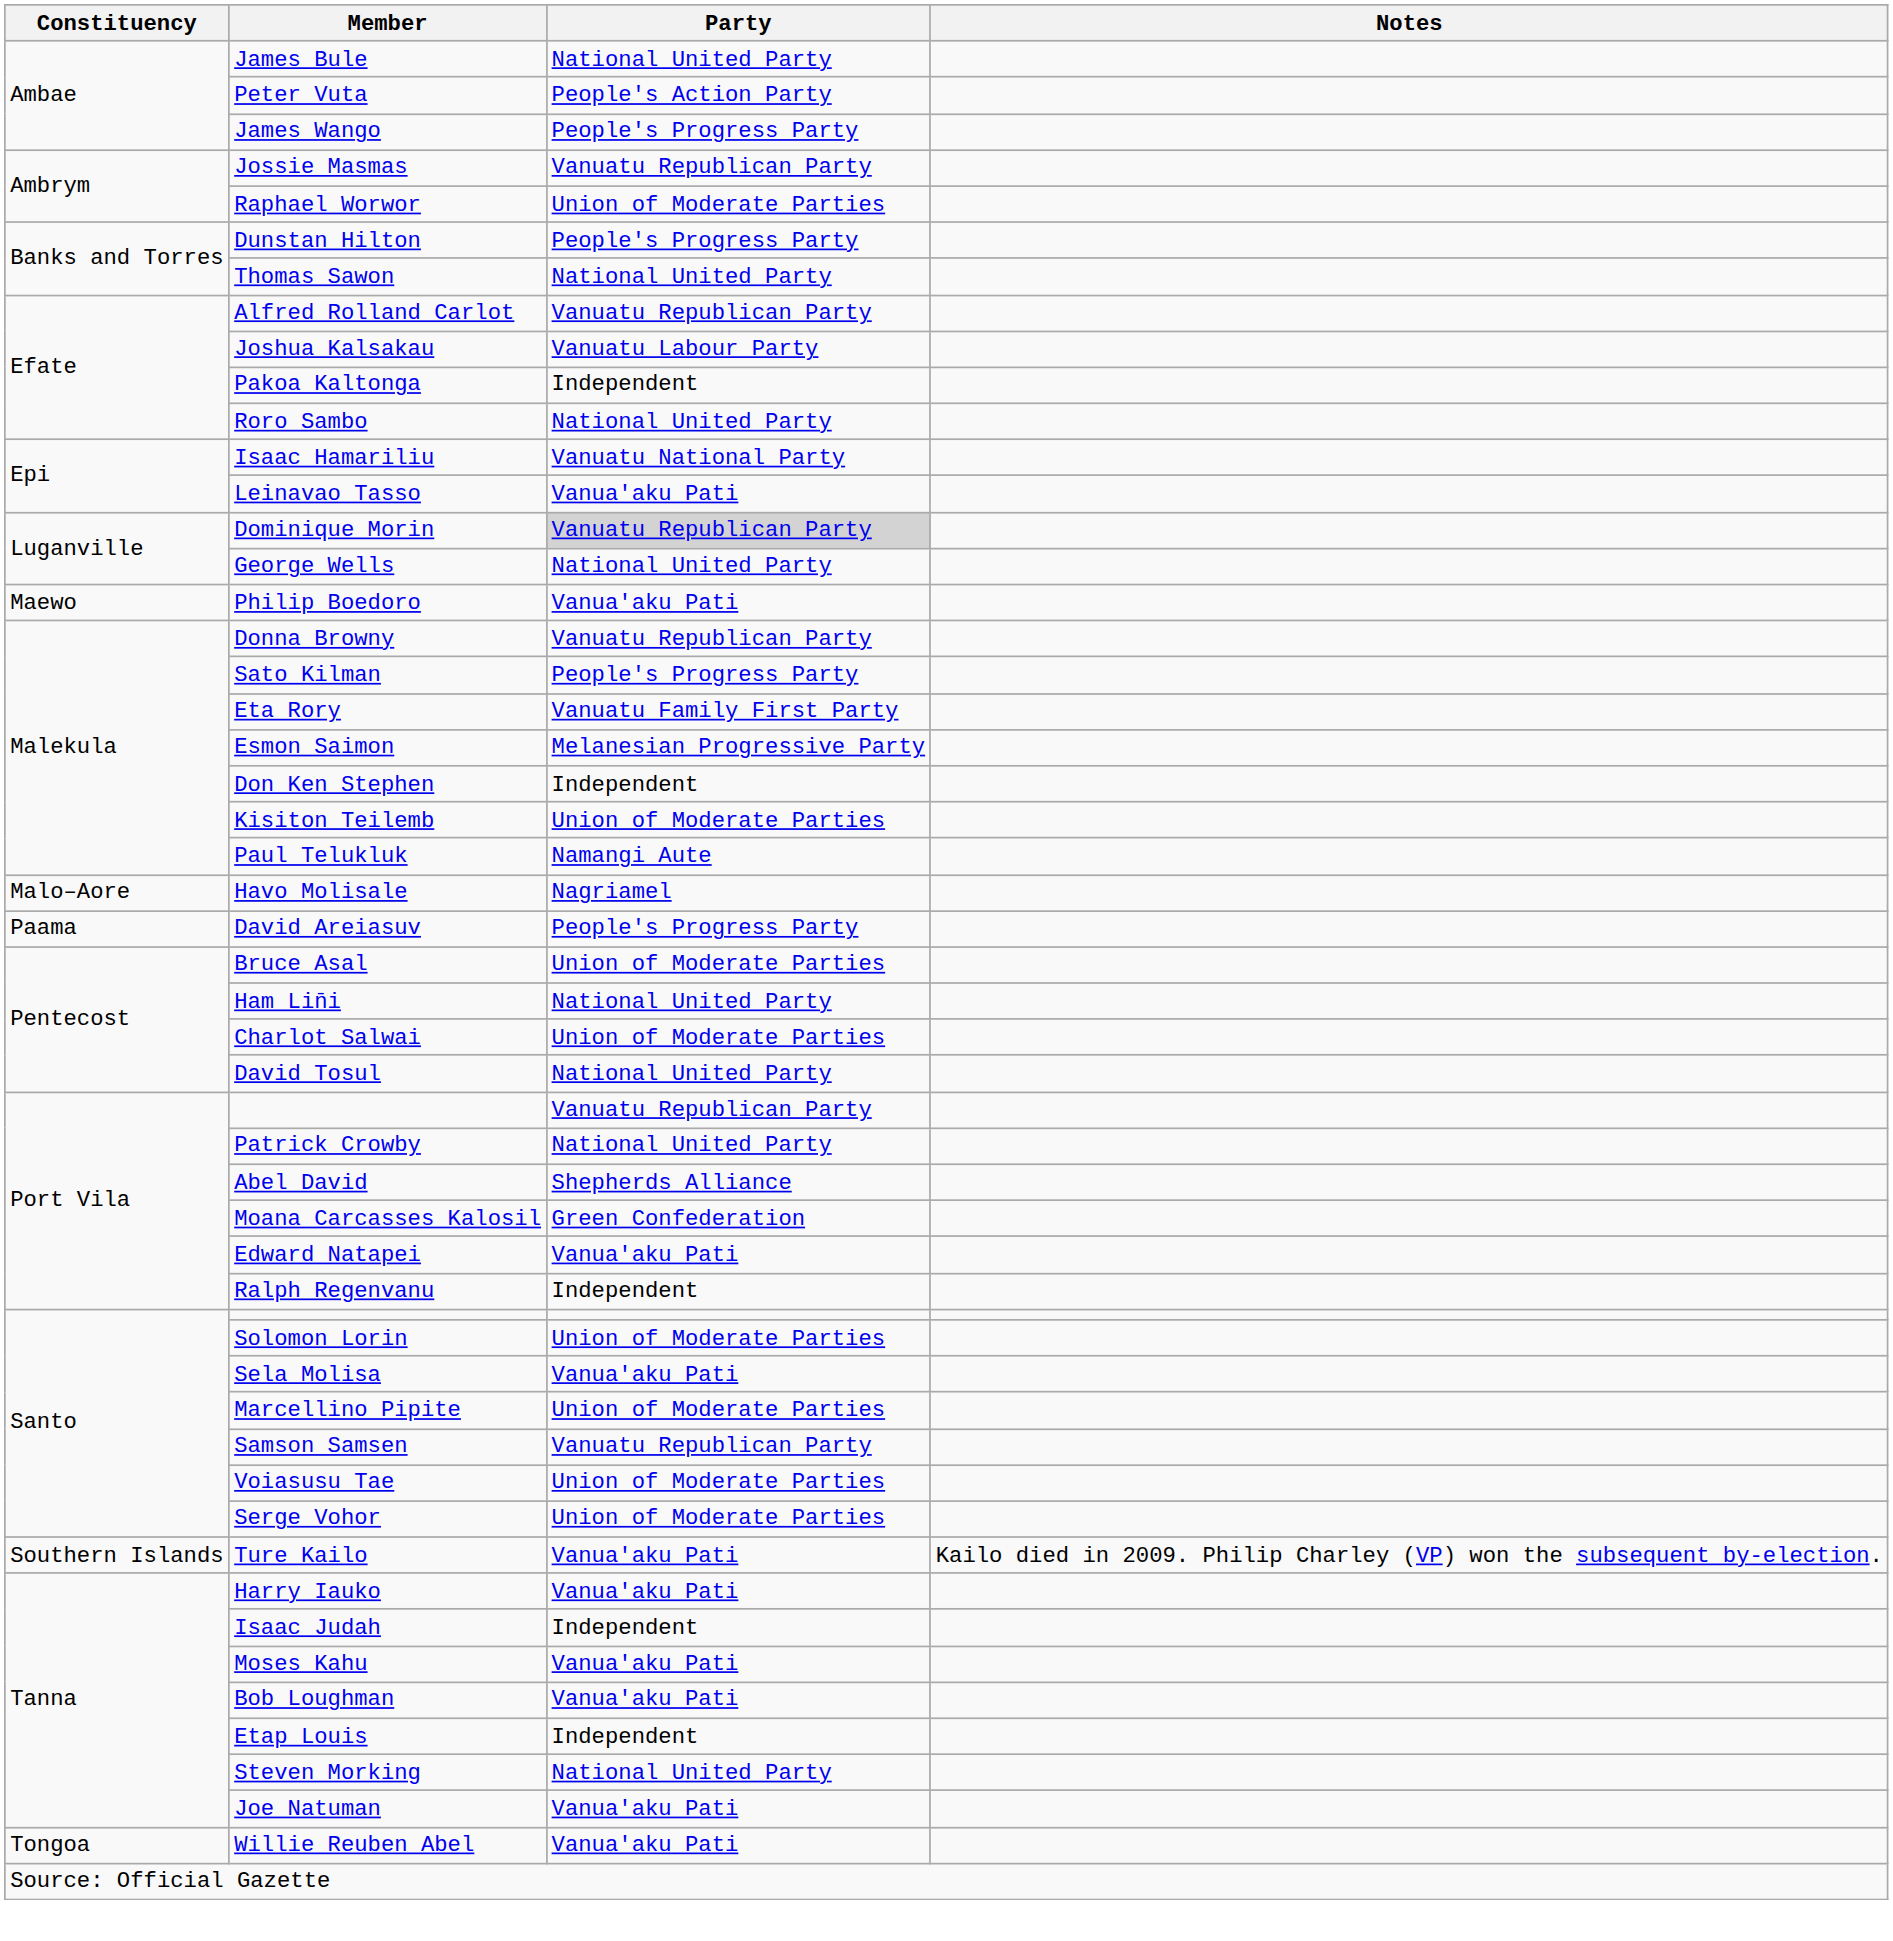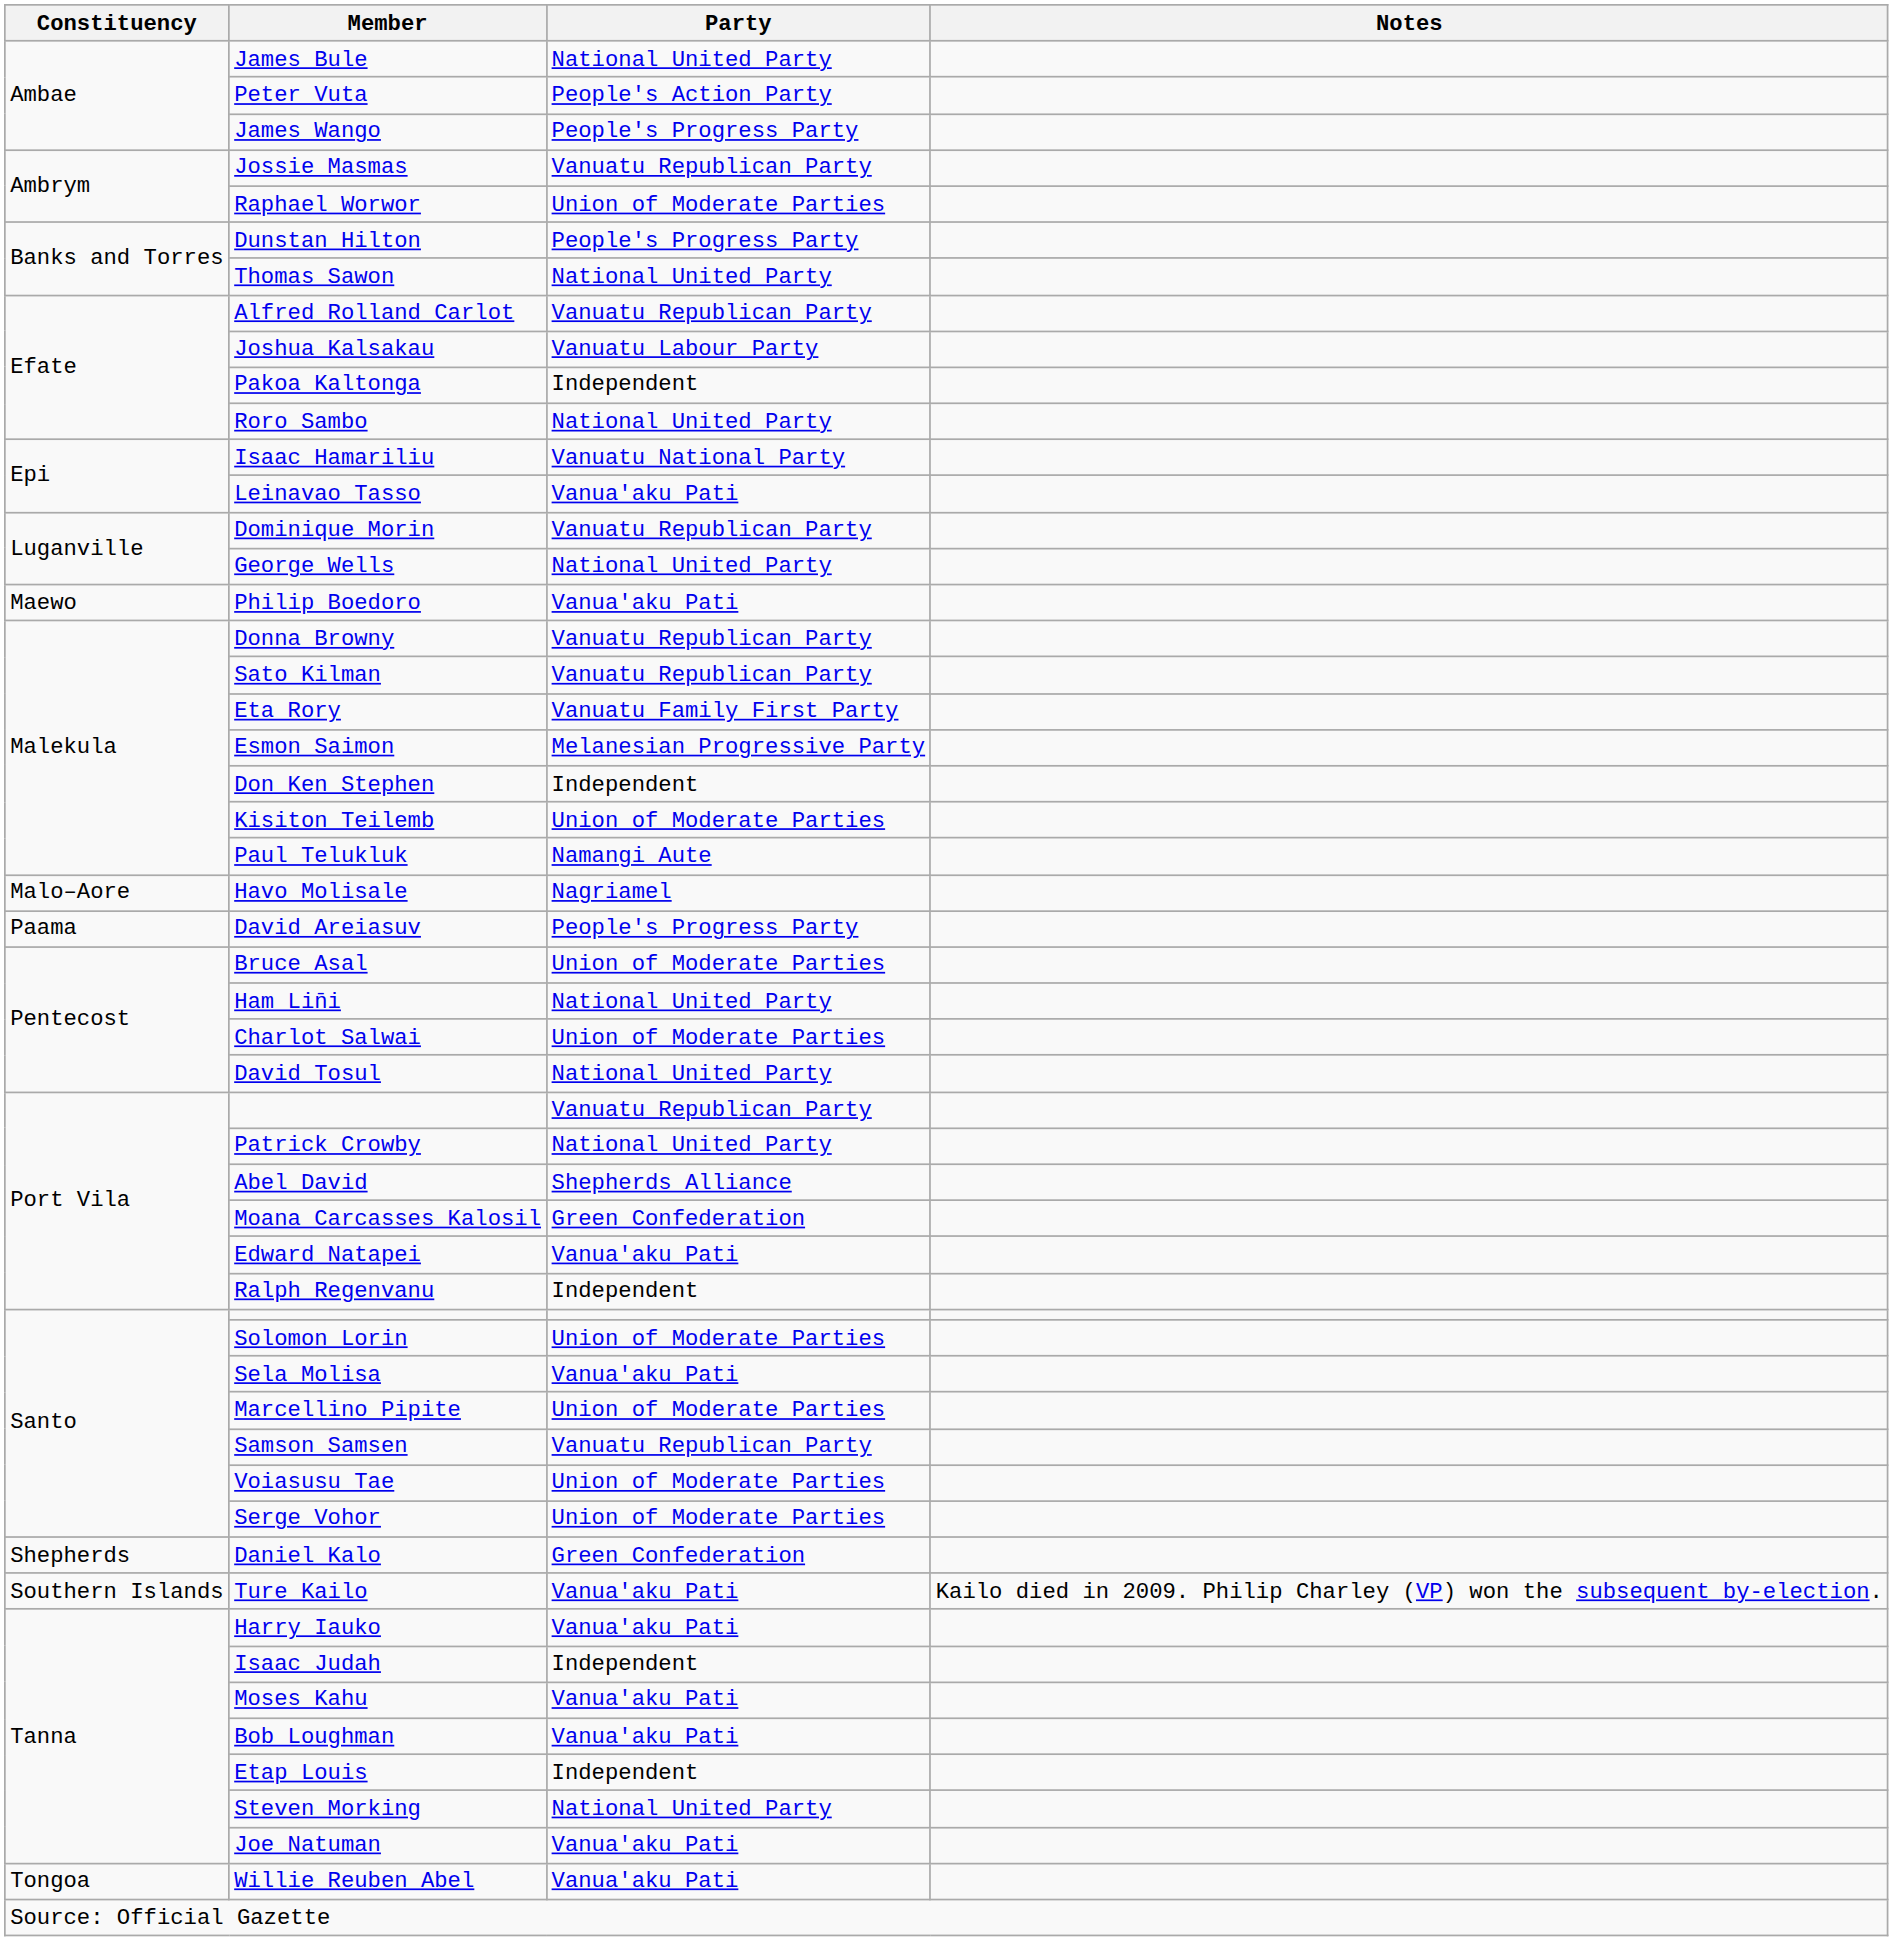(712, 530) lightgrey background -> (712, 530) no background
(705, 675) People's Progress Party -> (712, 675) Vanuatu Republican Party
+ row: (70, 1555)
